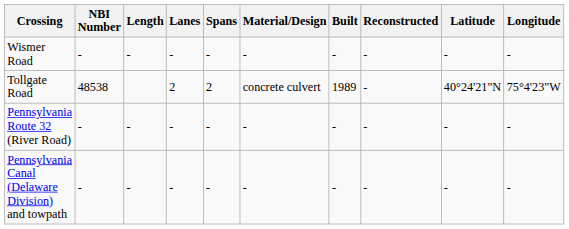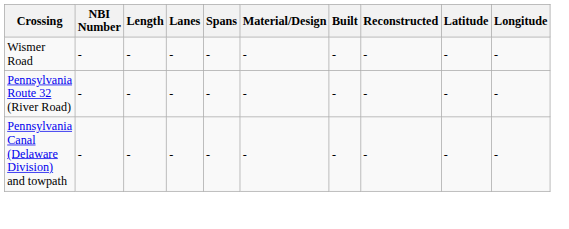- row: (27, 86)
